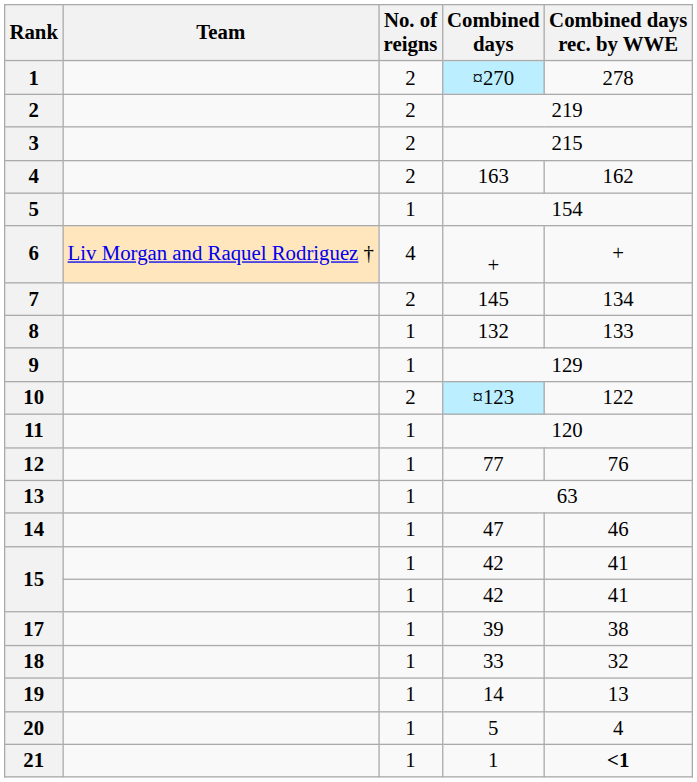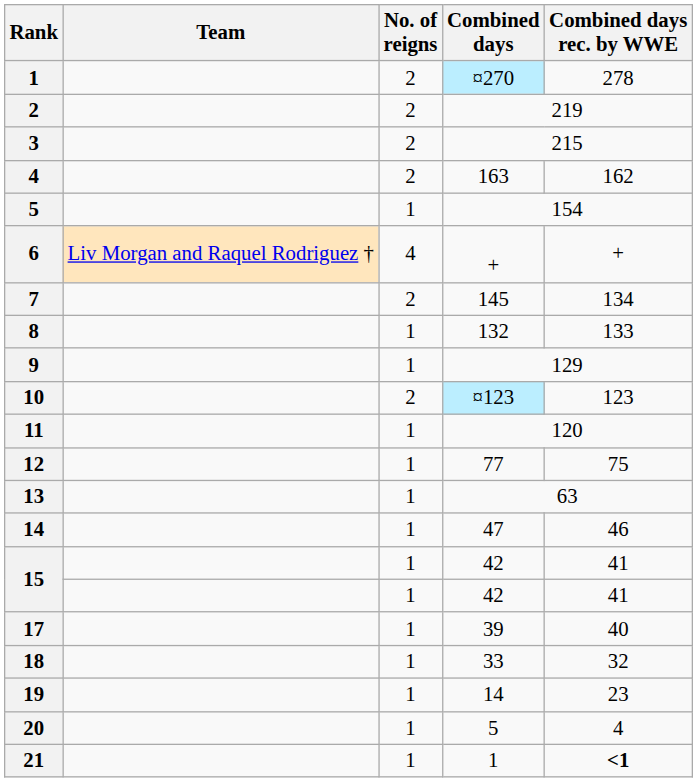(618, 397) 122 -> (618, 397) 123
(618, 463) 76 -> (618, 463) 75
(618, 628) 38 -> (618, 628) 40
(618, 694) 13 -> (618, 694) 23
